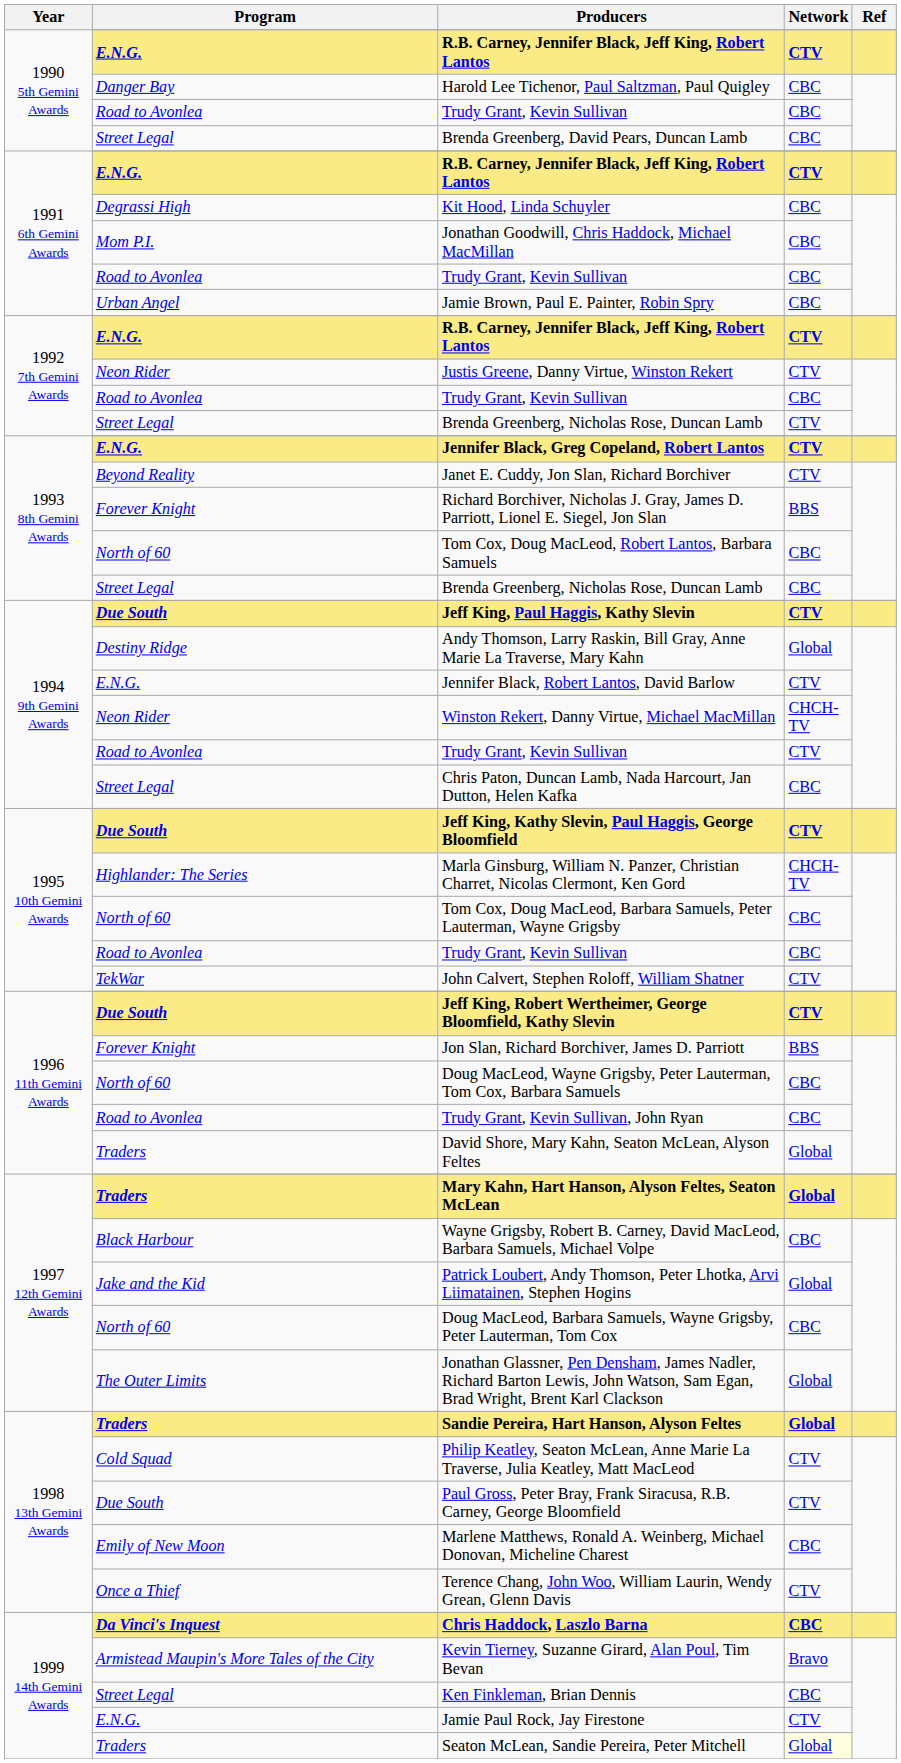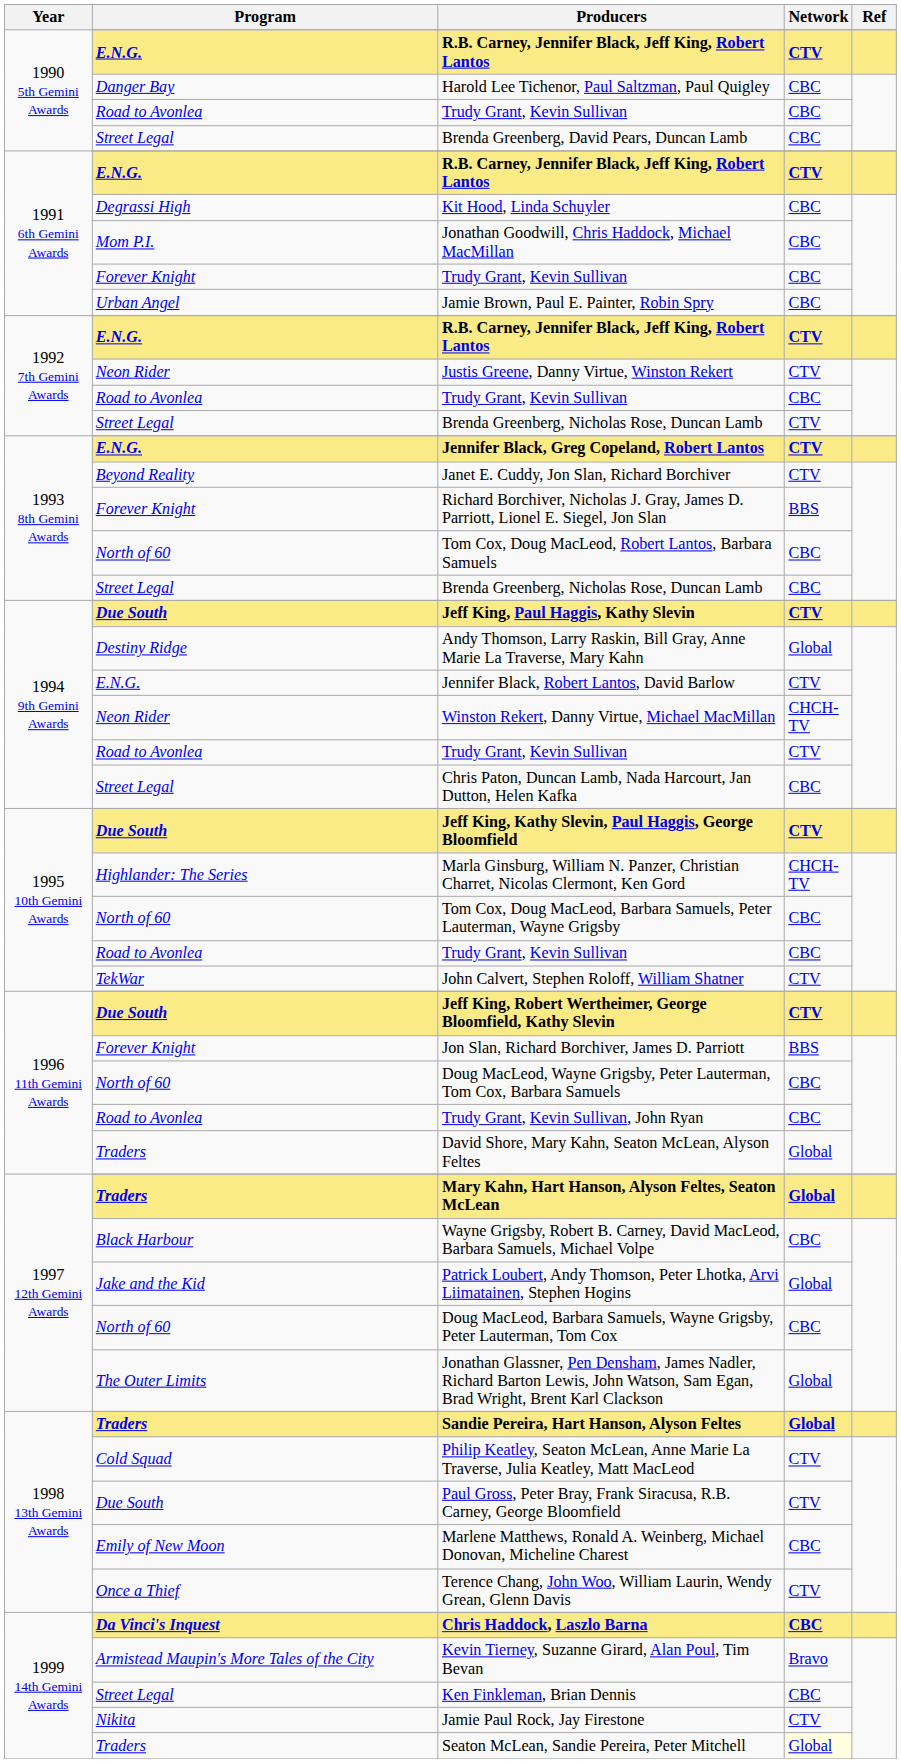(149, 276) Road to Avonlea -> (146, 276) Forever Knight
(118, 1720) E.N.G. -> (116, 1720) Nikita
